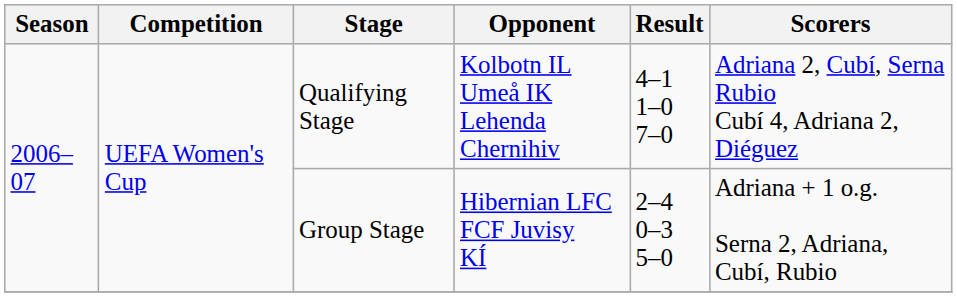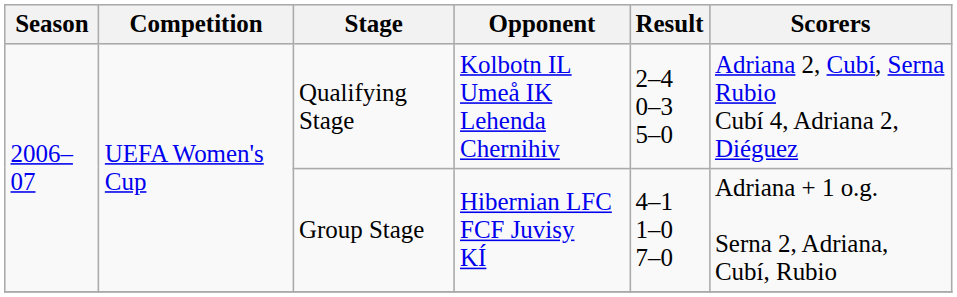(654, 105) 4–1 1–0 7–0 -> (654, 105) 2–4 0–3 5–0
(654, 229) 2–4 0–3 5–0 -> (654, 229) 4–1 1–0 7–0
